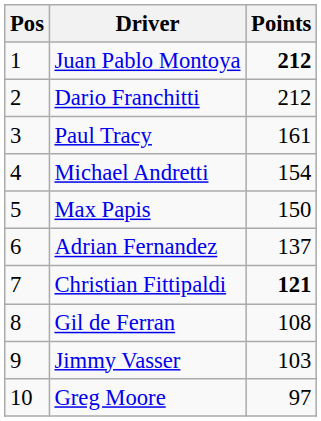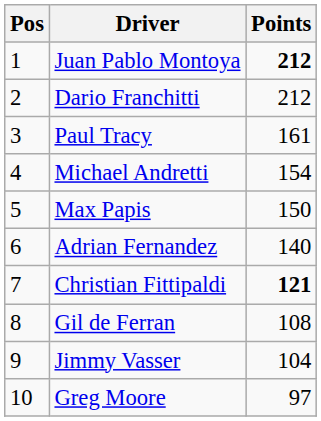(294, 247) 137 -> (294, 247) 140
(294, 359) 103 -> (294, 359) 104
